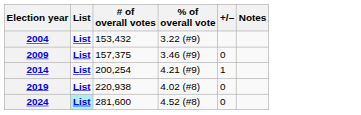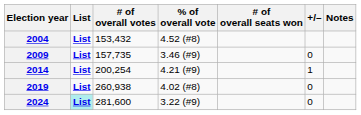+ column: (261, 17)
(180, 39) 3.22 (#9) -> (180, 39) 4.52 (#8)
(113, 54) 157,375 -> (113, 54) 157,735
(113, 86) 220,938 -> (113, 86) 260,938
(180, 102) 4.52 (#8) -> (180, 102) 3.22 (#9)
